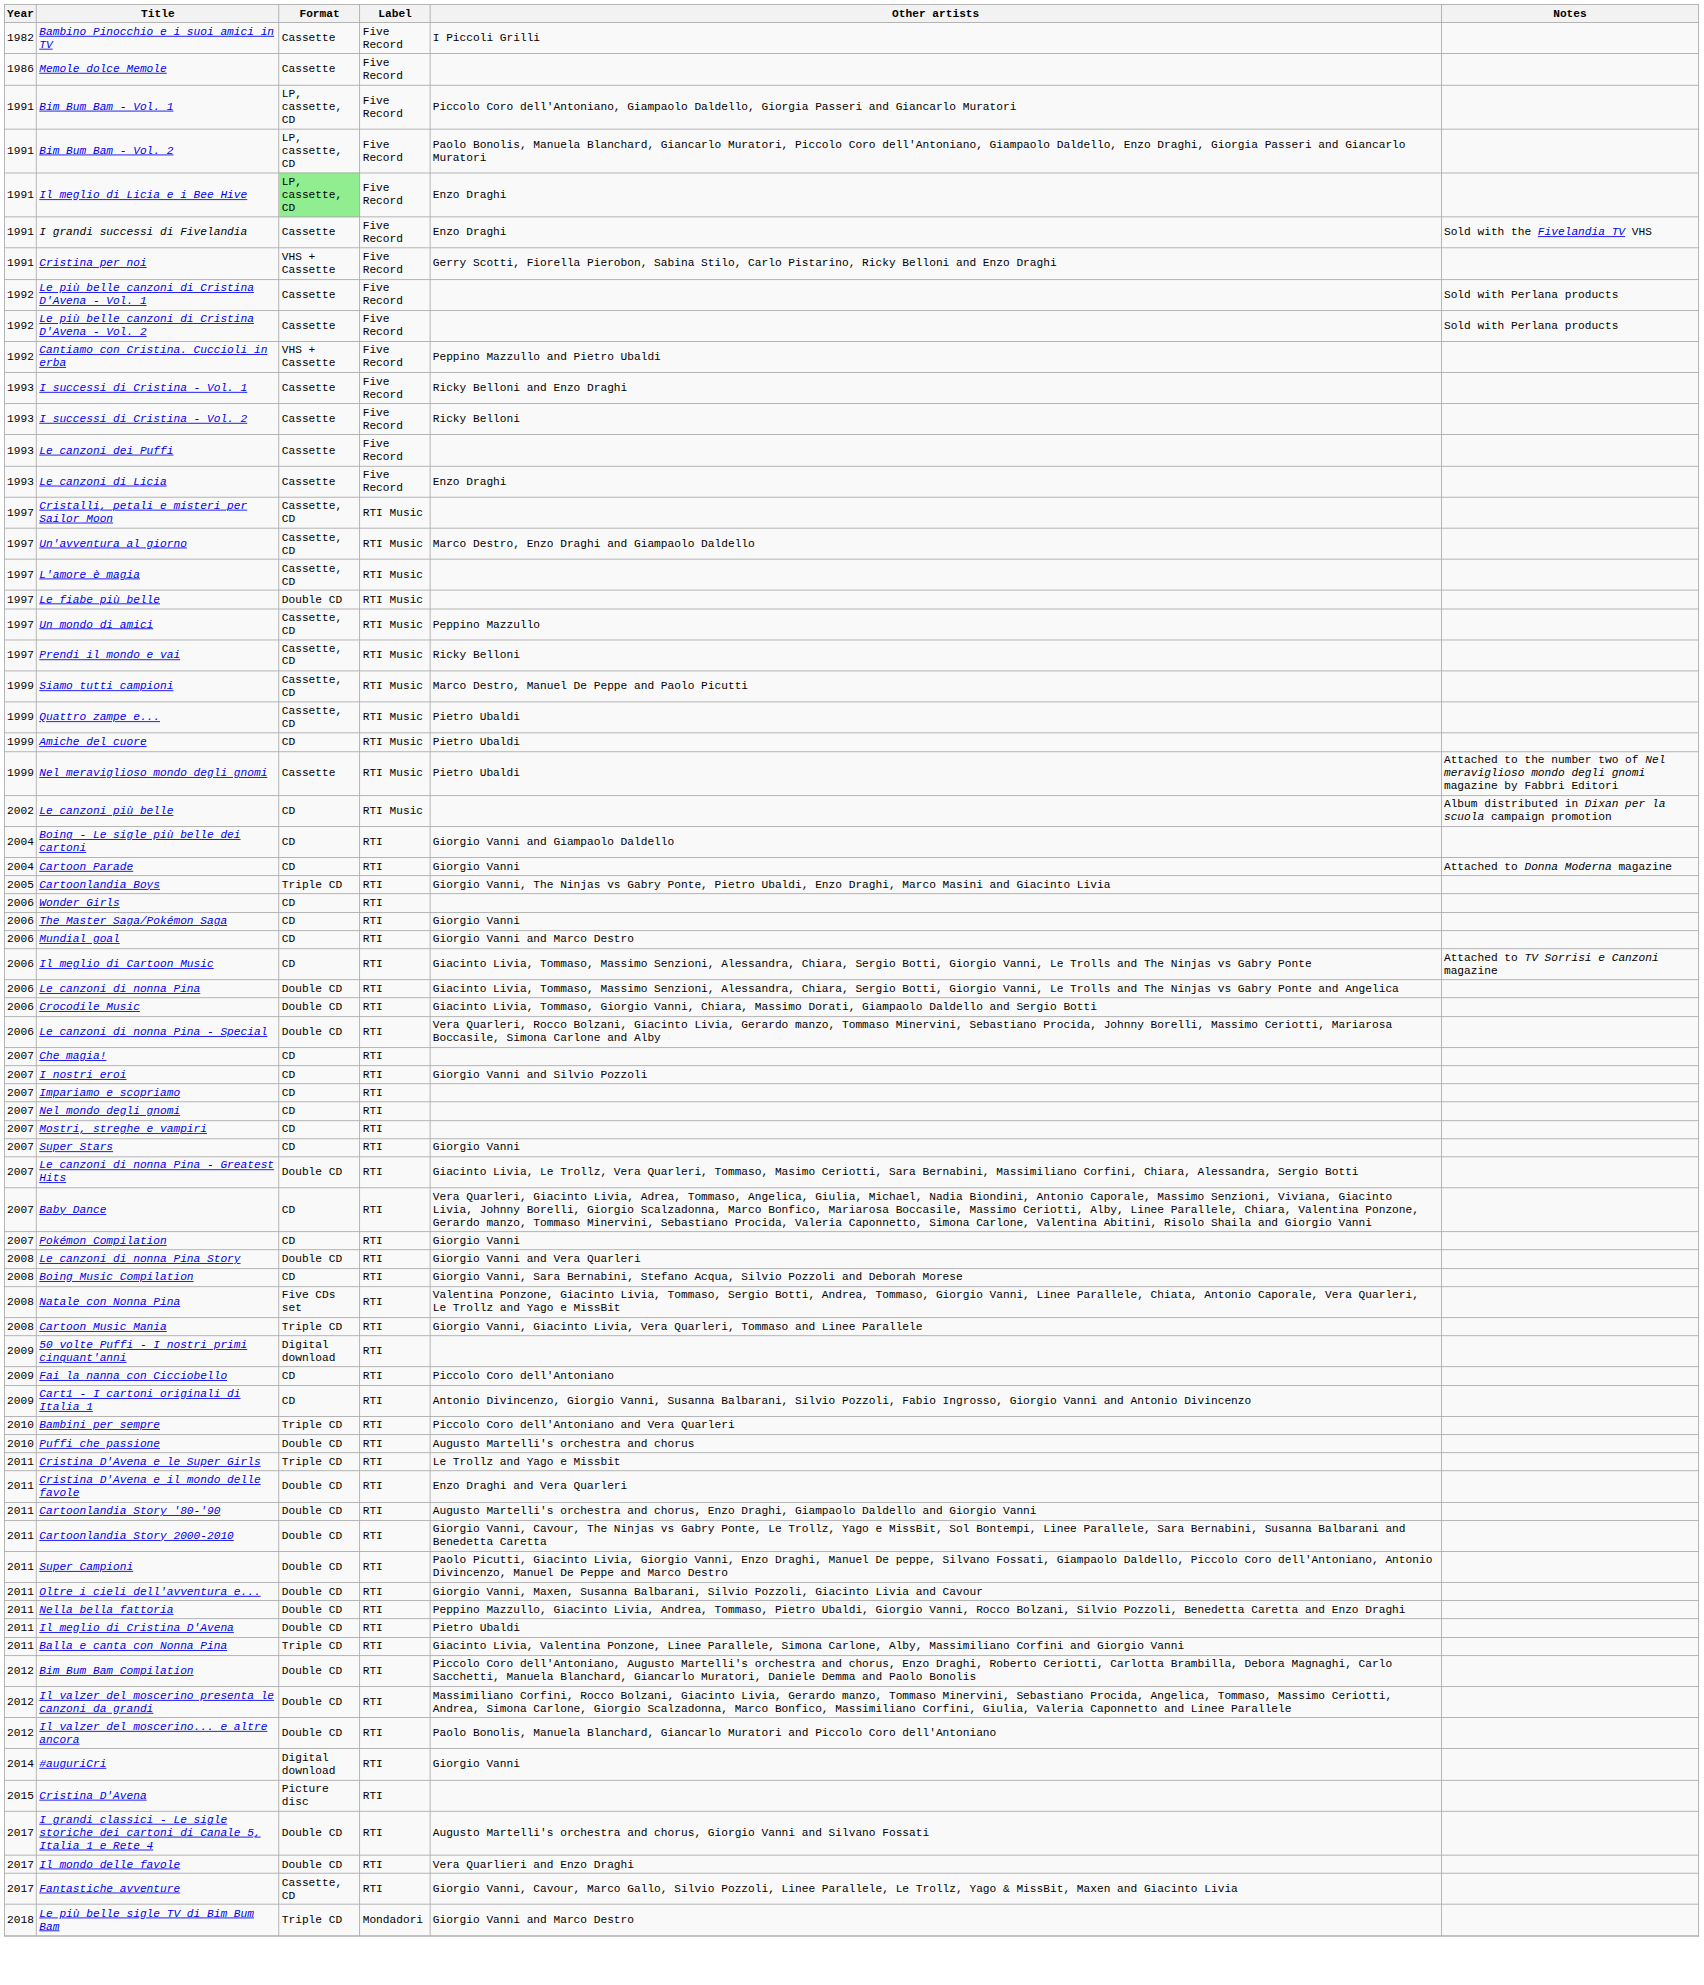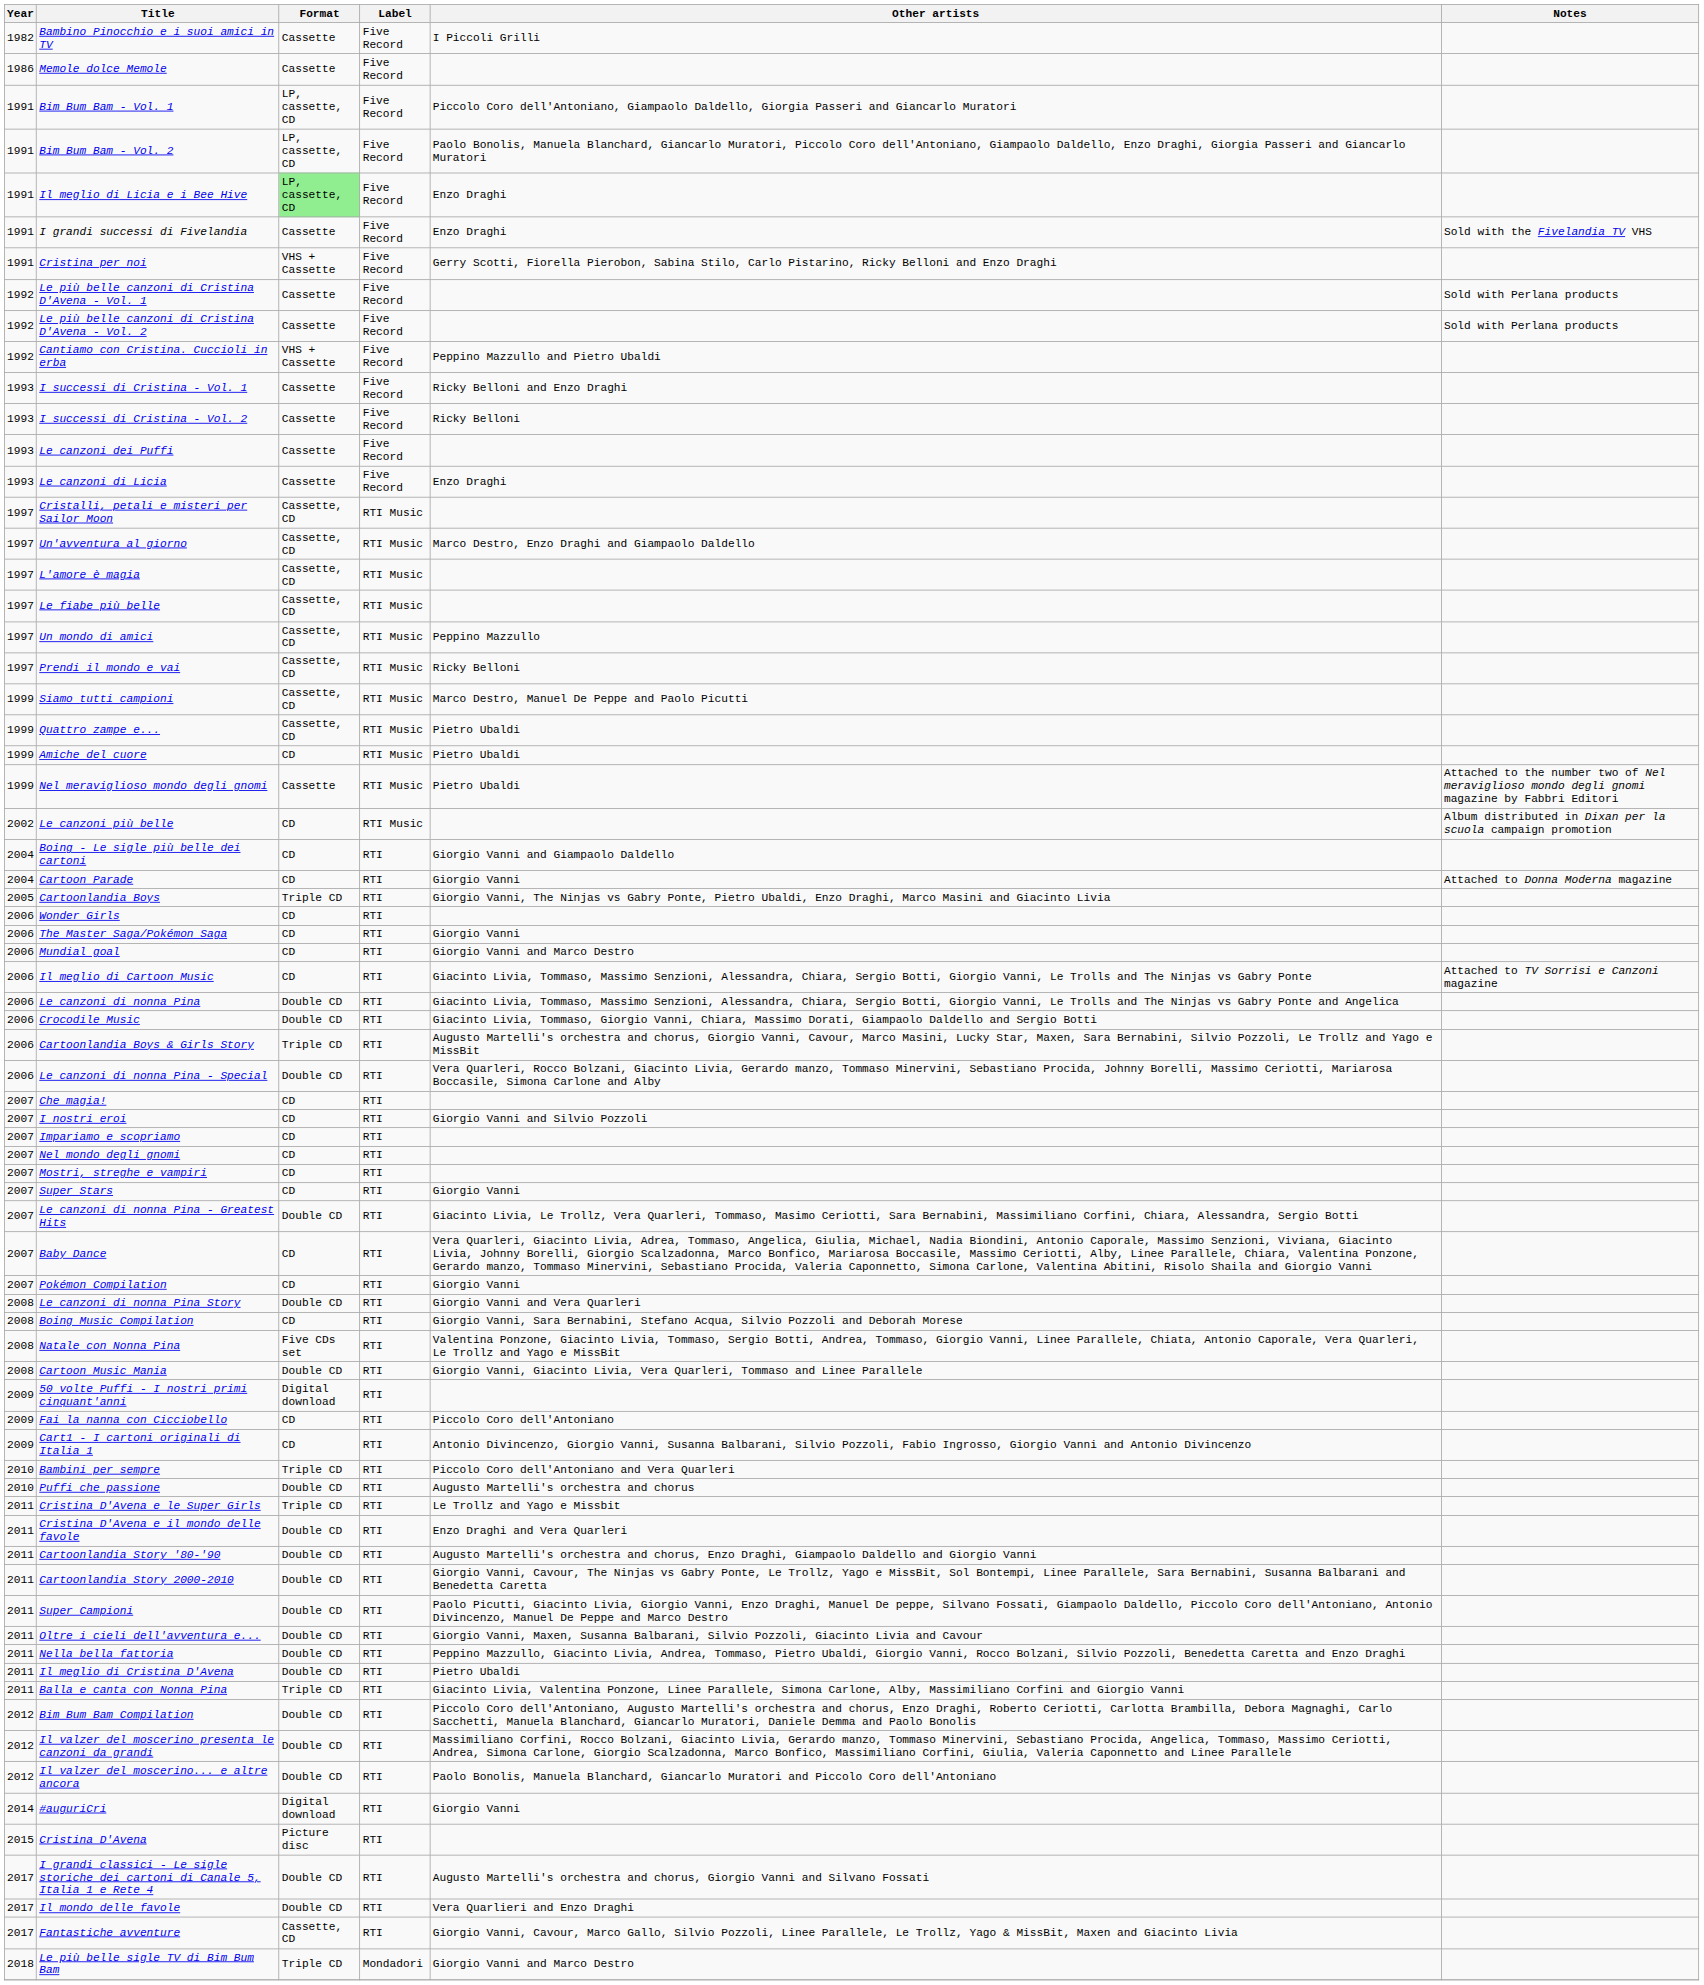(312, 600) Double CD -> (312, 606) Cassette, CD
+ row: (147, 1045)
(312, 1327) Triple CD -> (312, 1371) Double CD
